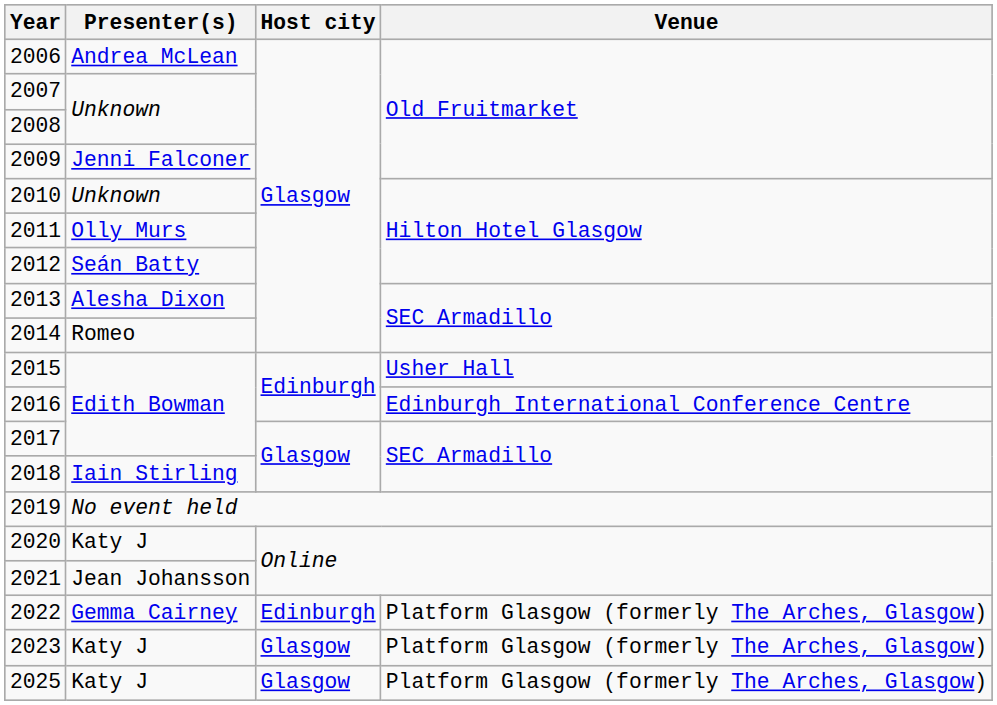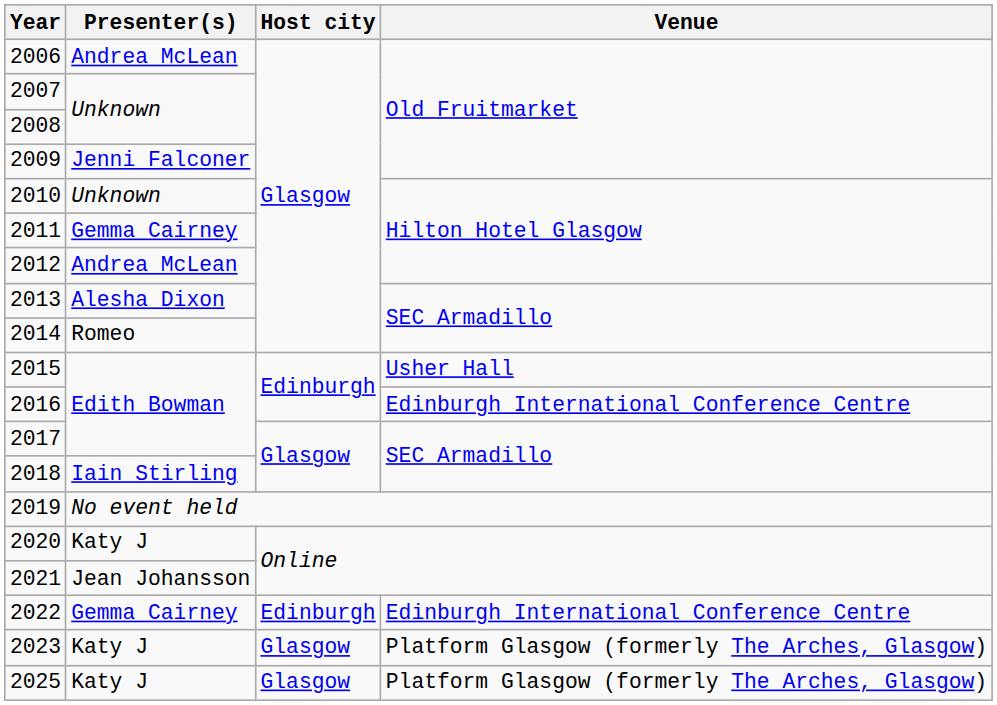(129, 231) Olly Murs -> (154, 231) Gemma Cairney
(135, 265) Seán Batty -> (154, 265) Andrea McLean
(686, 613) Platform Glasgow (formerly The Arches, Glasgow) -> (648, 613) Edinburgh International Conference Centre
